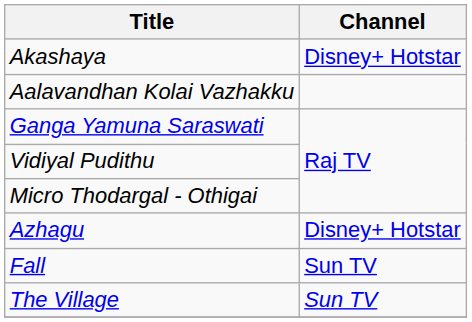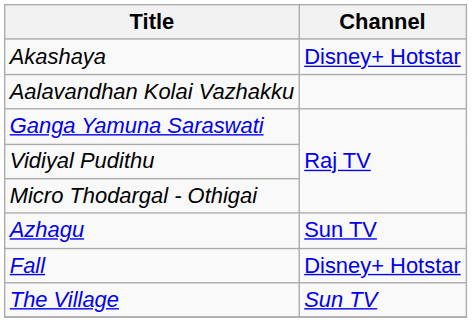(382, 230) Disney+ Hotstar -> (341, 230) Sun TV
(341, 265) Sun TV -> (382, 265) Disney+ Hotstar
